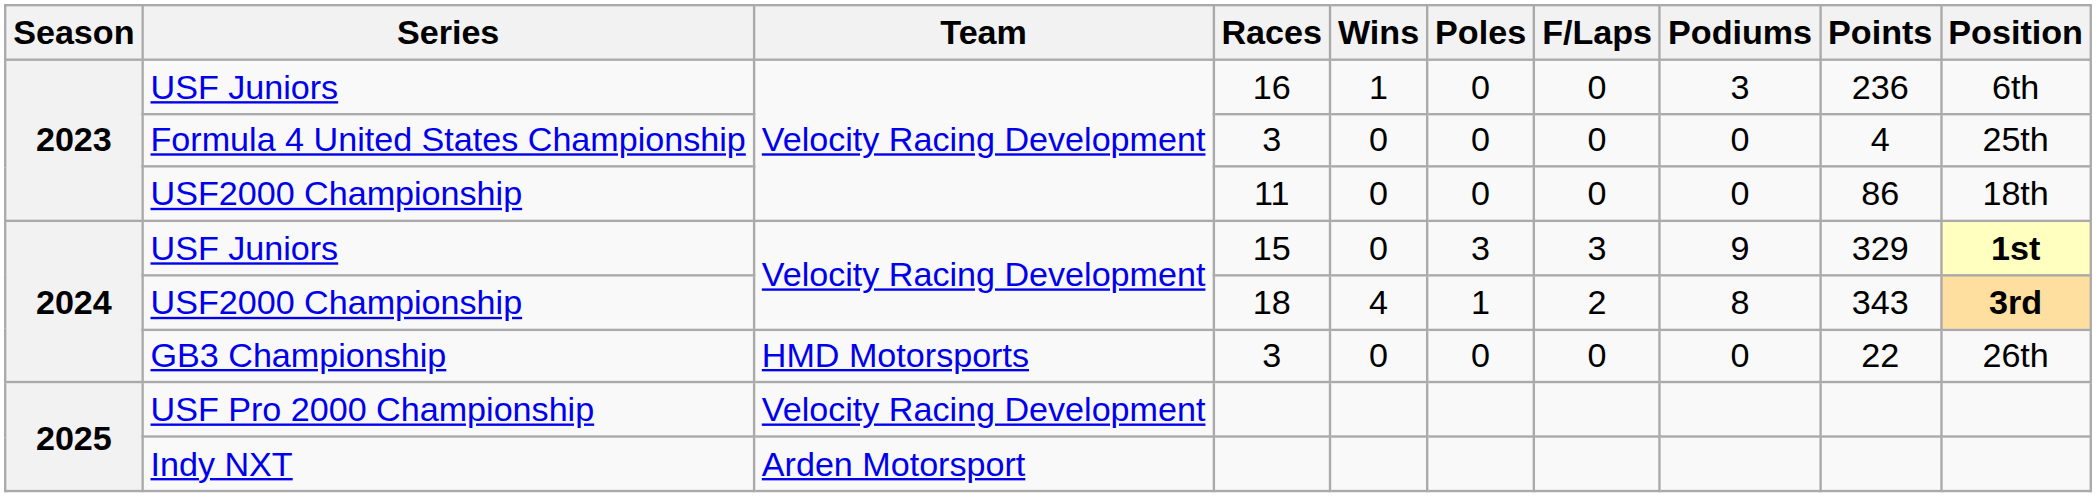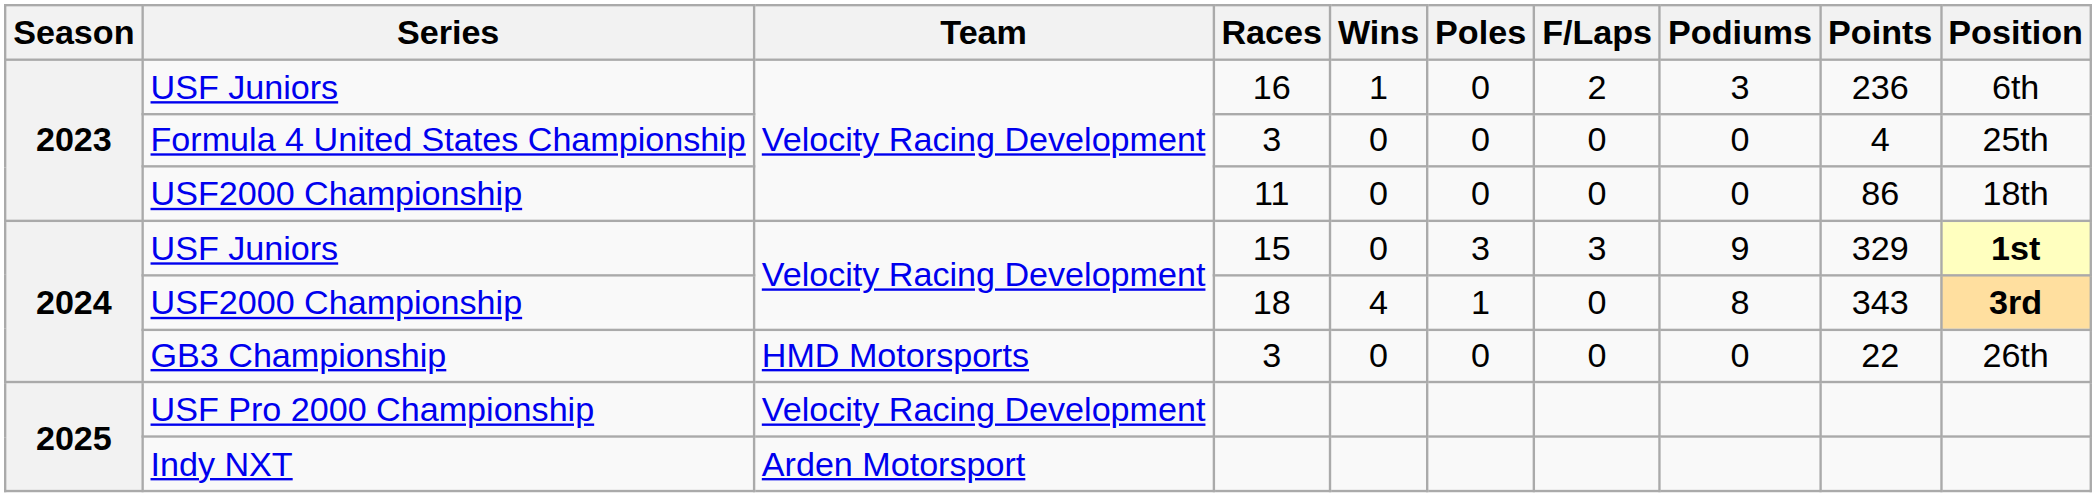(1597, 86) 0 -> (1597, 86) 2
(1597, 302) 2 -> (1597, 302) 0
